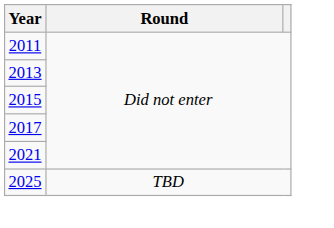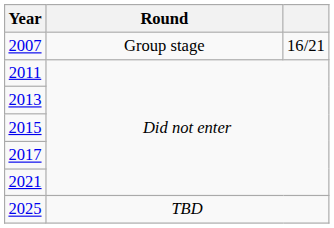+ row: (25, 45)
